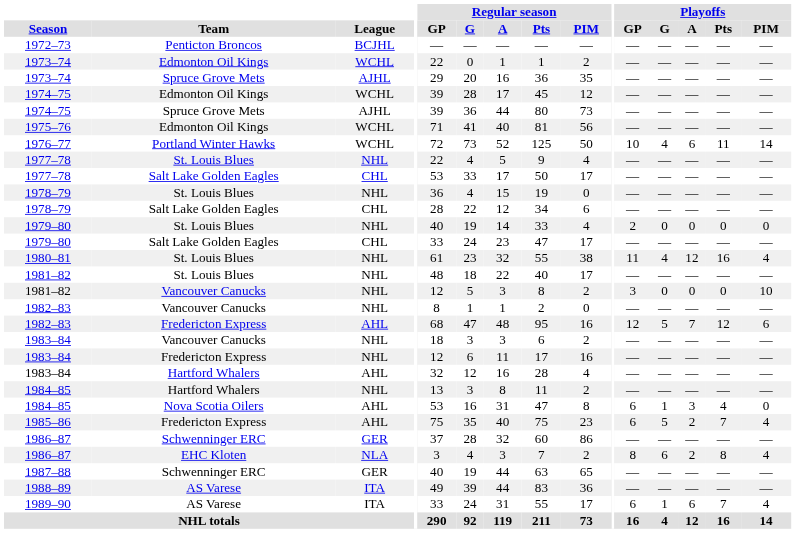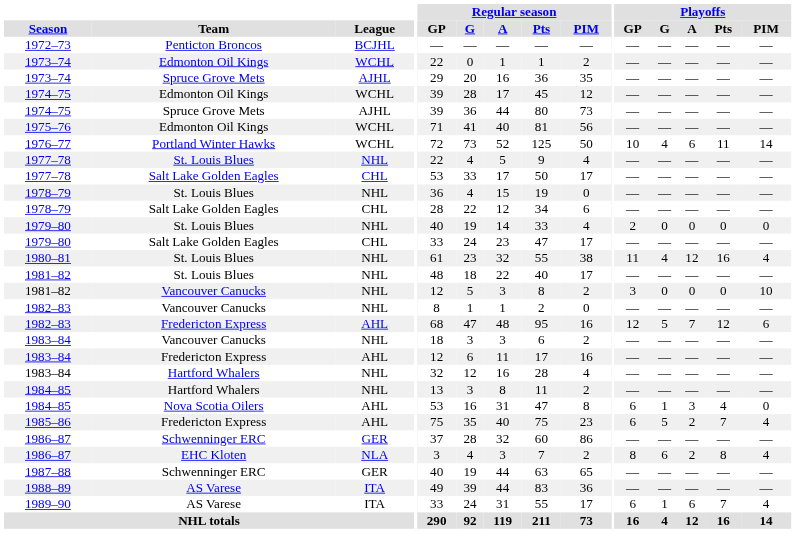(375, 356) NHL -> (375, 356) AHL
(375, 373) AHL -> (375, 373) NHL
